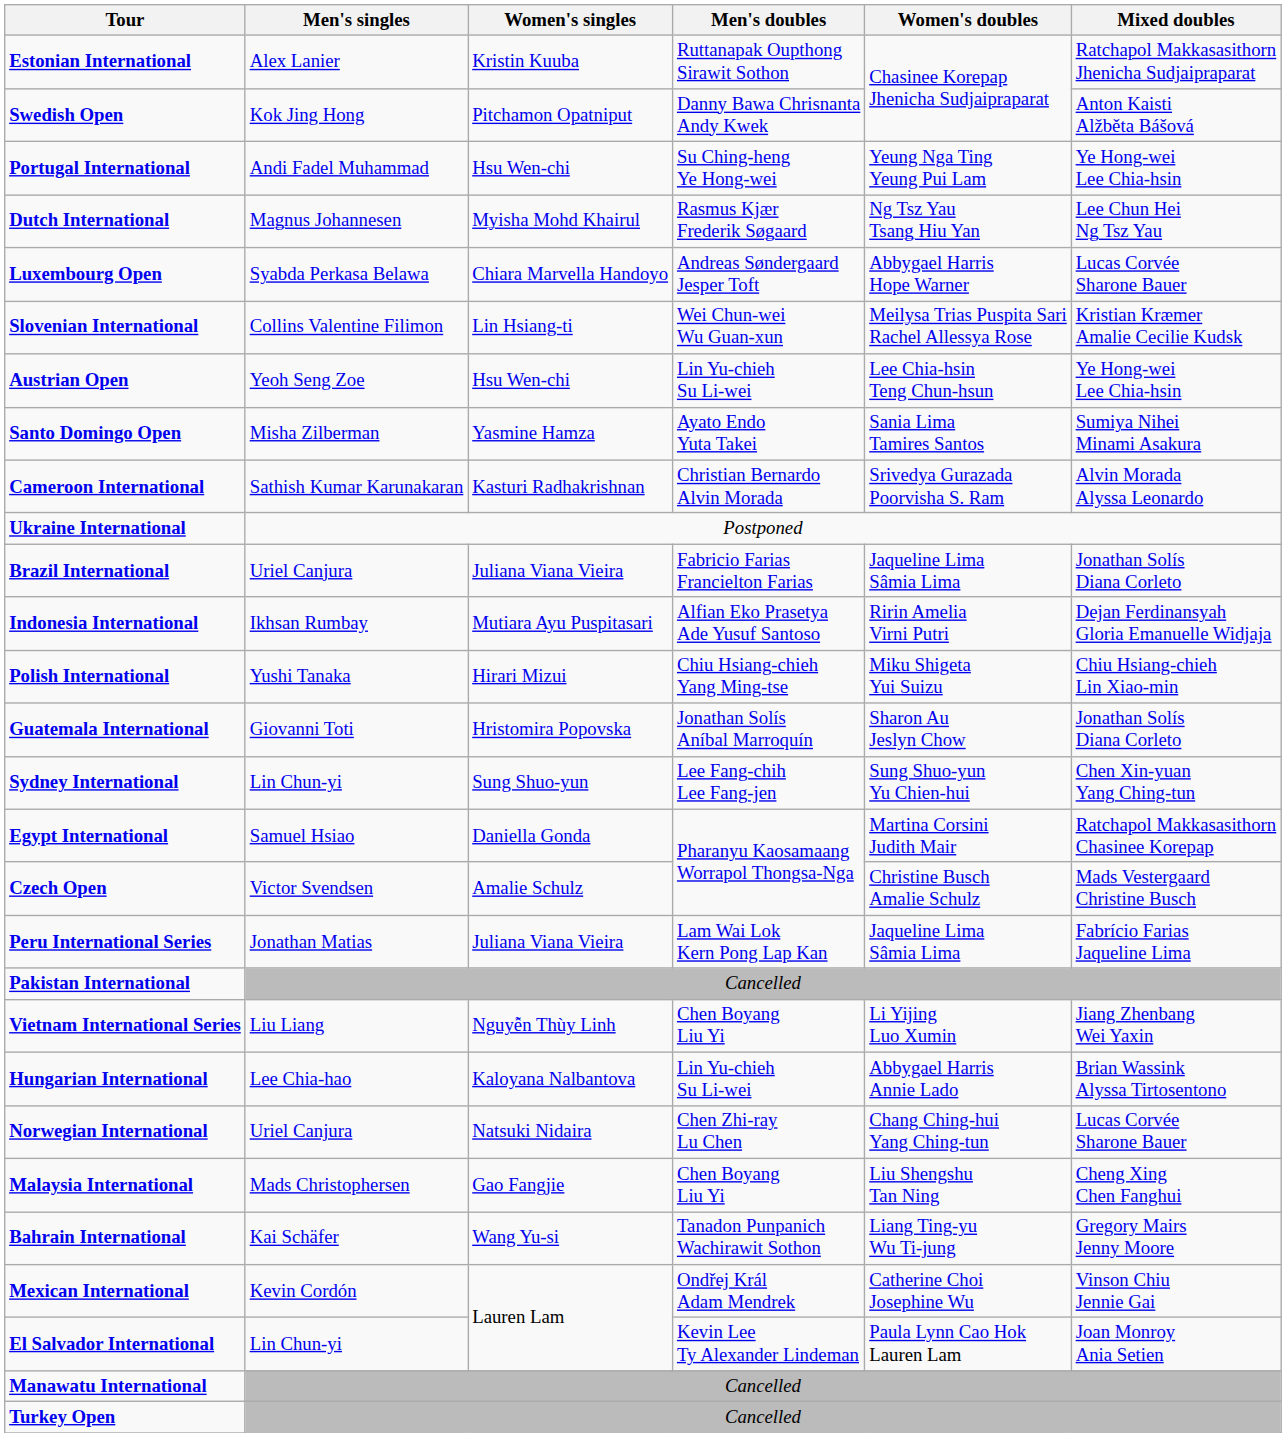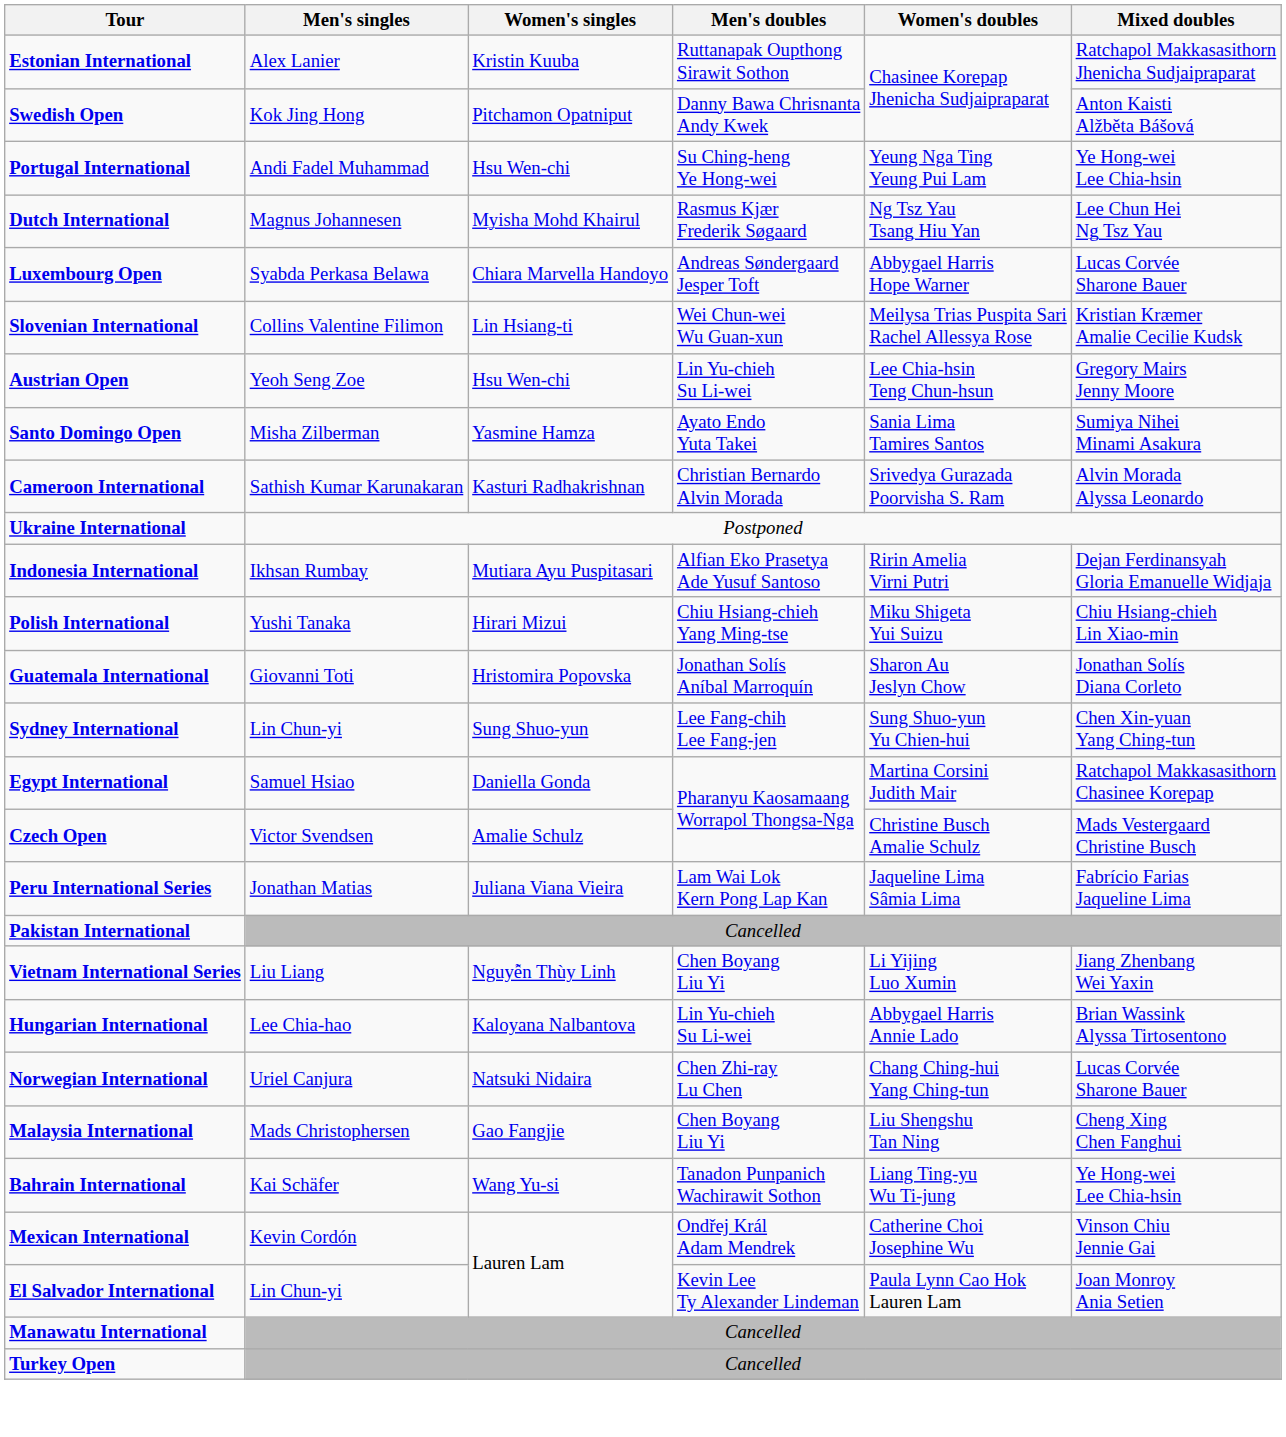(1129, 379) Ye Hong-wei Lee Chia-hsin -> (1131, 379) Gregory Mairs Jenny Moore
- row: (89, 569)
(1131, 1237) Gregory Mairs Jenny Moore -> (1129, 1184) Ye Hong-wei Lee Chia-hsin
